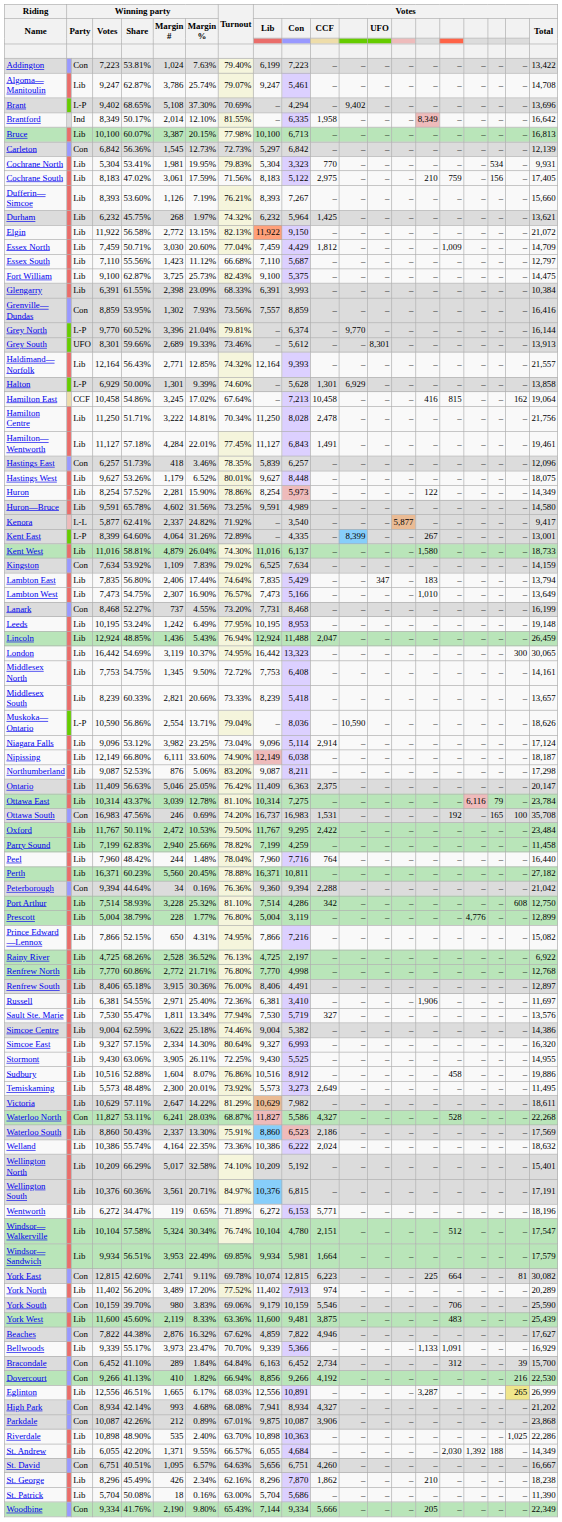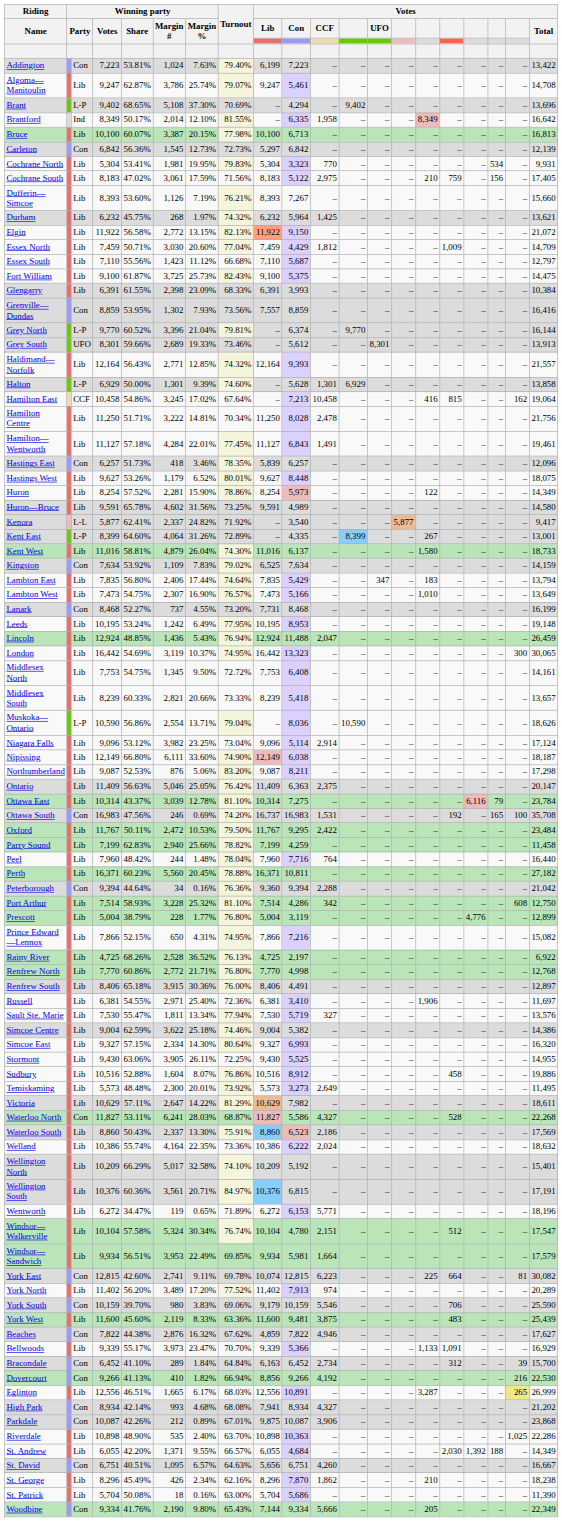(137, 275) 62.87% -> (137, 275) 61.87%
